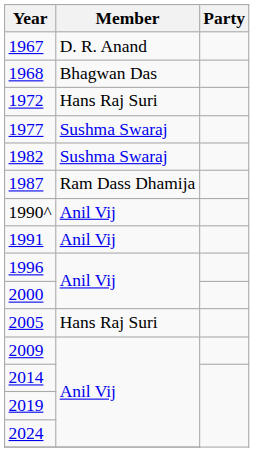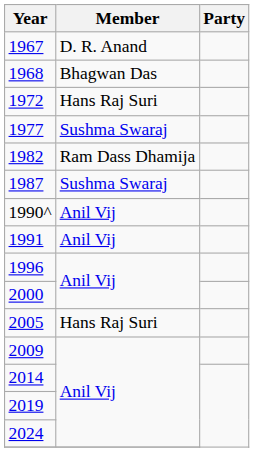(114, 156) Sushma Swaraj -> (127, 156) Ram Dass Dhamija
(127, 184) Ram Dass Dhamija -> (114, 184) Sushma Swaraj
